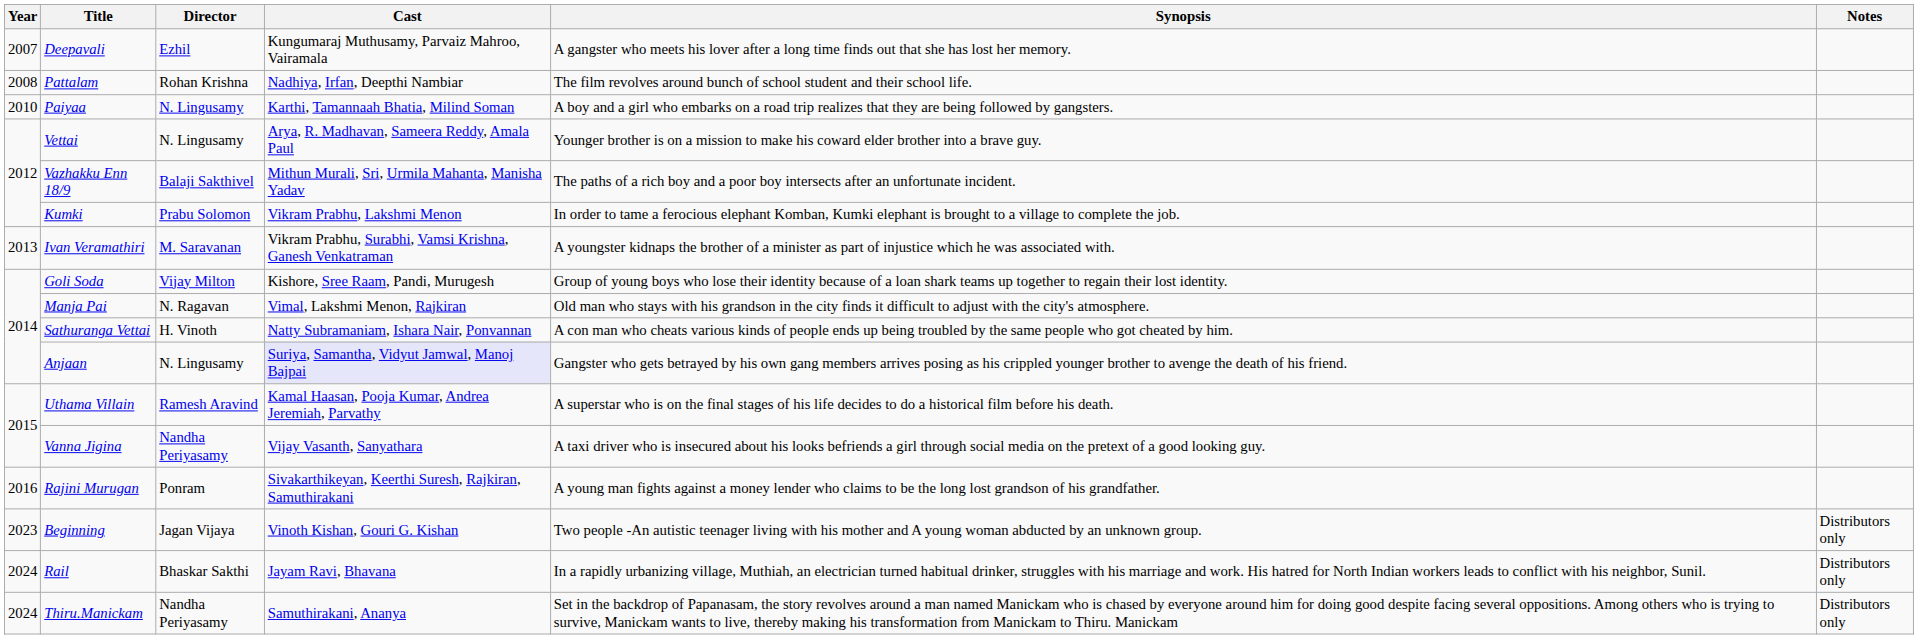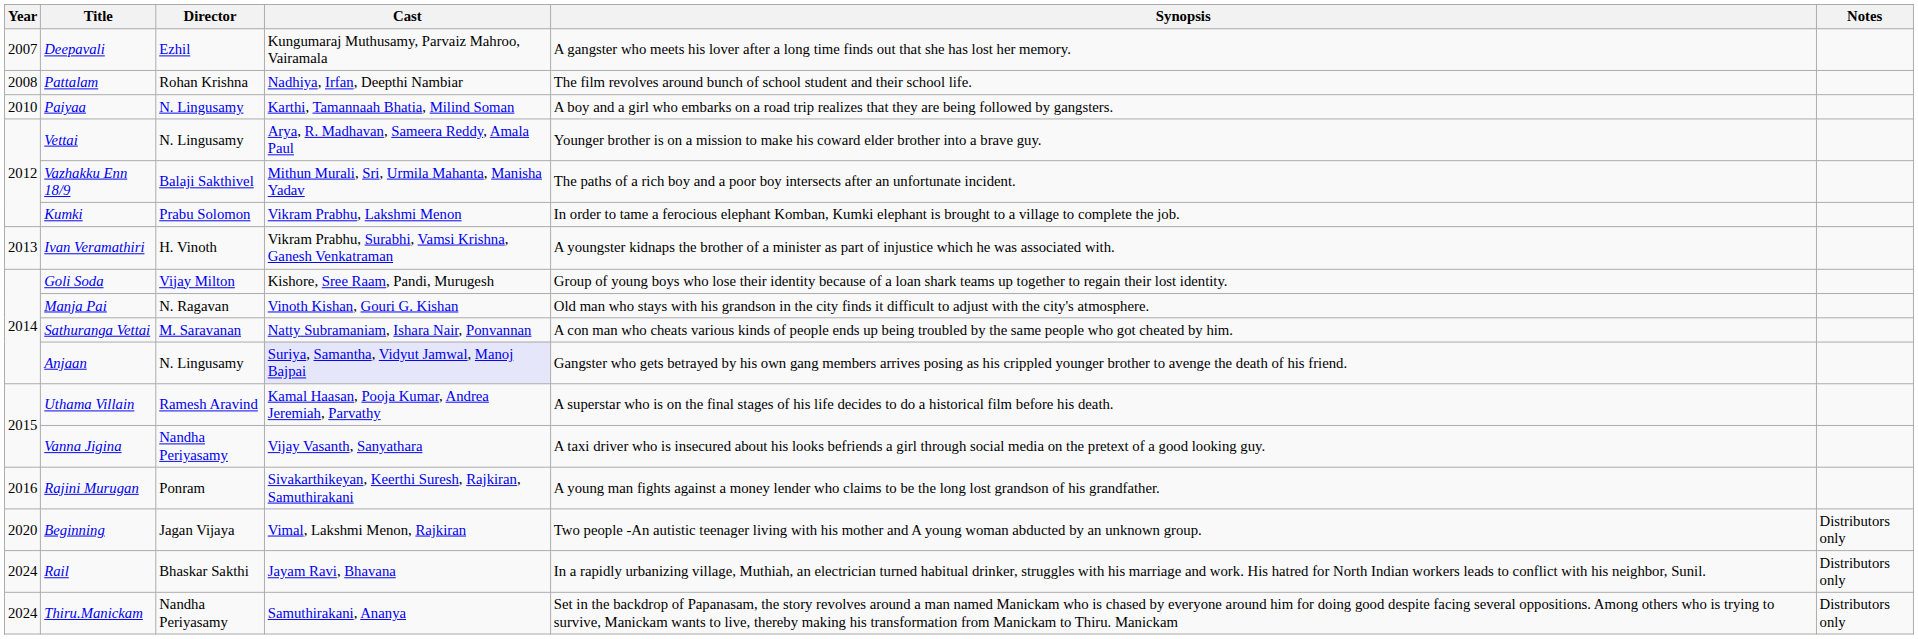(200, 248) M. Saravanan -> (188, 248) H. Vinoth
(367, 305) Vimal, Lakshmi Menon, Rajkiran -> (363, 305) Vinoth Kishan, Gouri G. Kishan
(188, 329) H. Vinoth -> (200, 329) M. Saravanan
(23, 529) 2023 -> (23, 529) 2020
(363, 529) Vinoth Kishan, Gouri G. Kishan -> (367, 529) Vimal, Lakshmi Menon, Rajkiran
